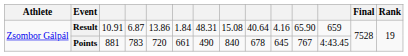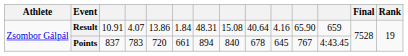(136, 28) 6.87 -> (136, 28) 4.07
(112, 44) 881 -> (112, 44) 837
(206, 44) 490 -> (206, 44) 894
